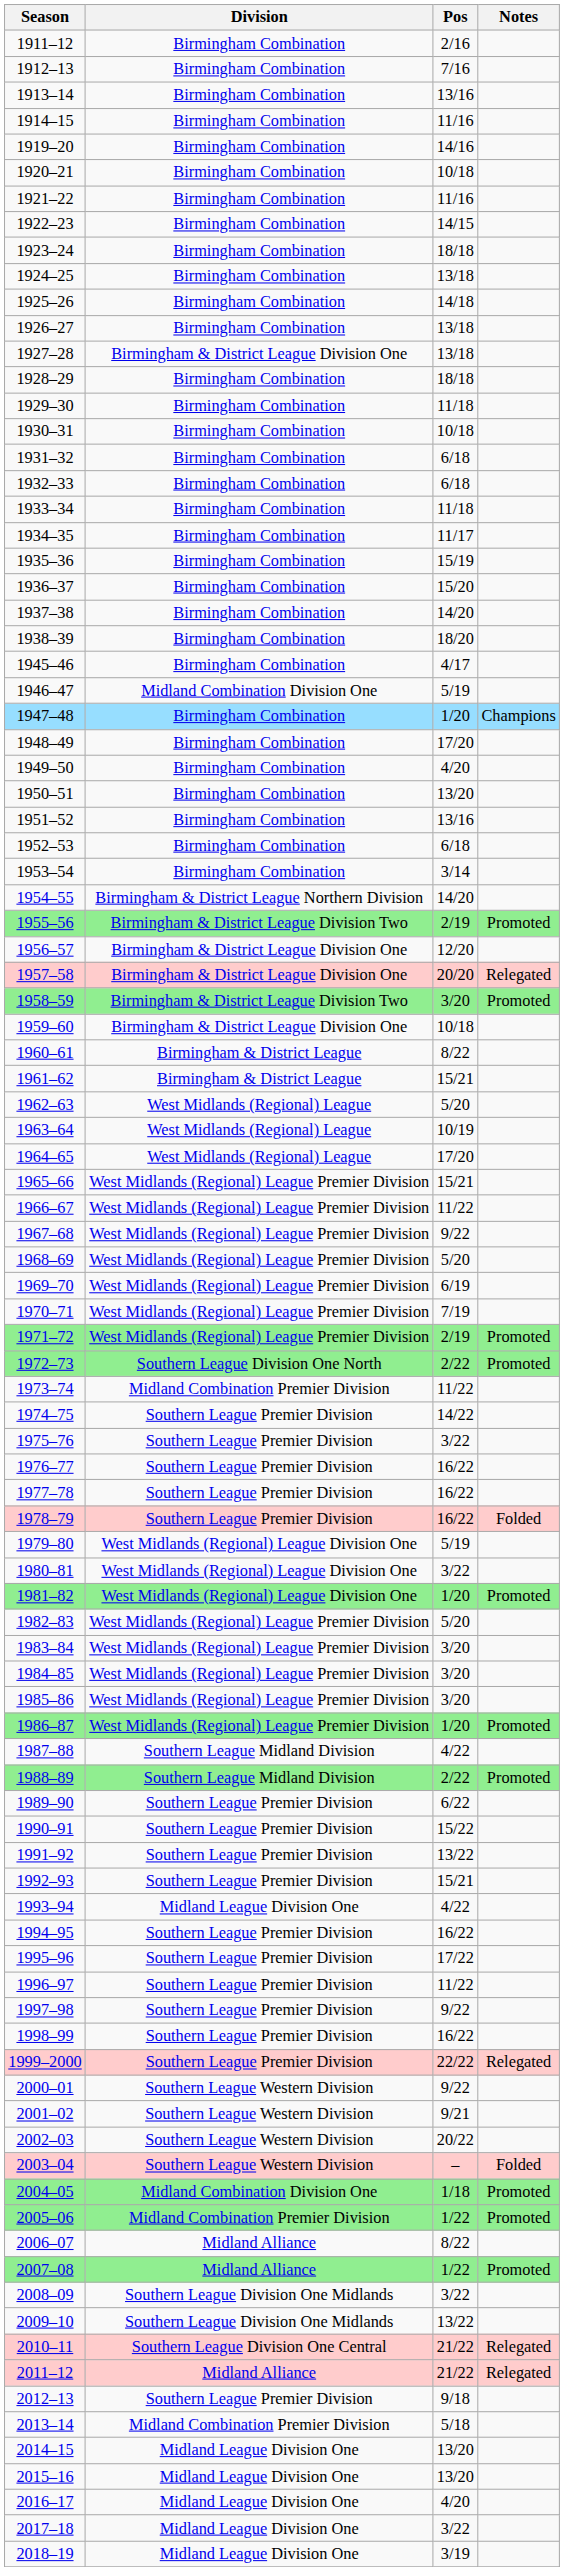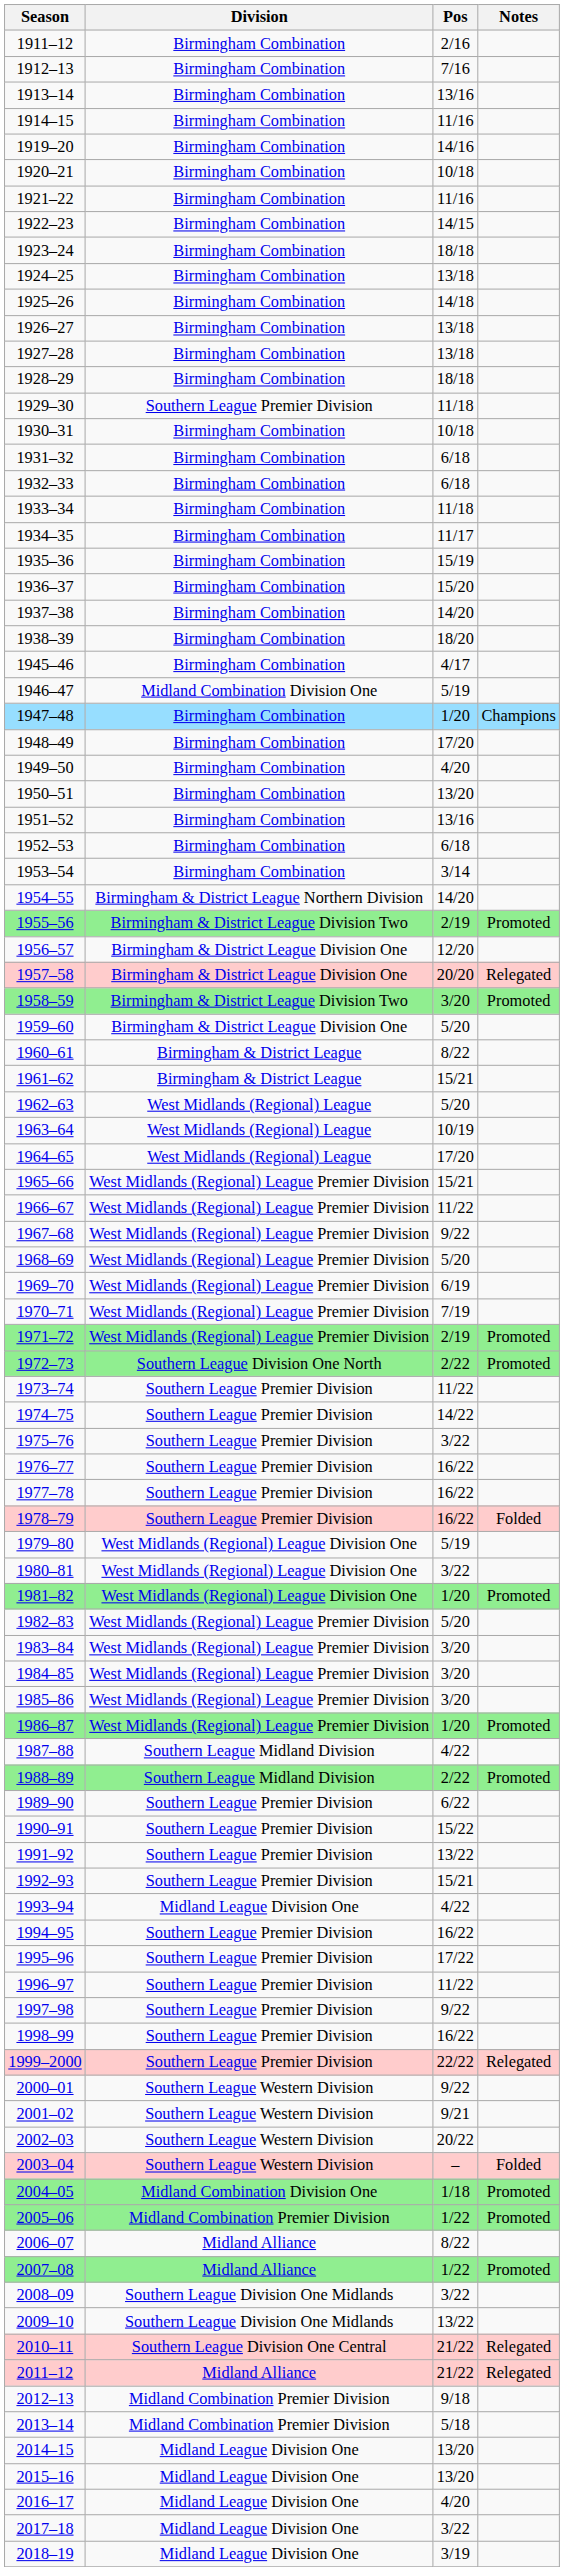(259, 353) Birmingham & District League Division One -> (259, 353) Birmingham Combination
(259, 405) Birmingham Combination -> (259, 405) Southern League Premier Division
(455, 1026) 10/18 -> (455, 1026) 5/20
(259, 1389) Midland Combination Premier Division -> (259, 1389) Southern League Premier Division
(259, 2398) Southern League Premier Division -> (259, 2398) Midland Combination Premier Division
